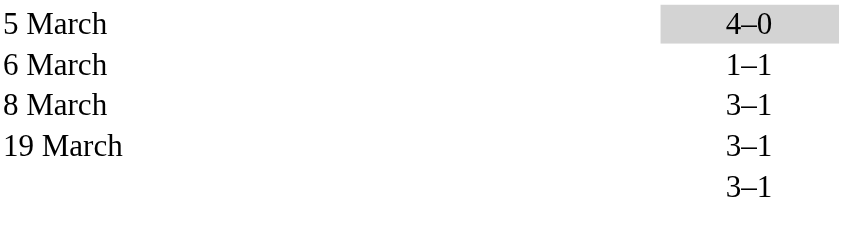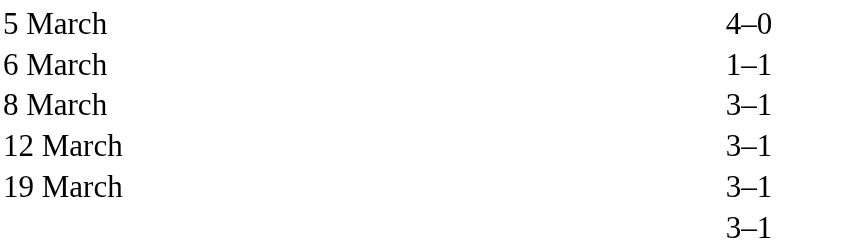(749, 23) lightgrey background -> (749, 23) no background
+ row: (63, 145)
